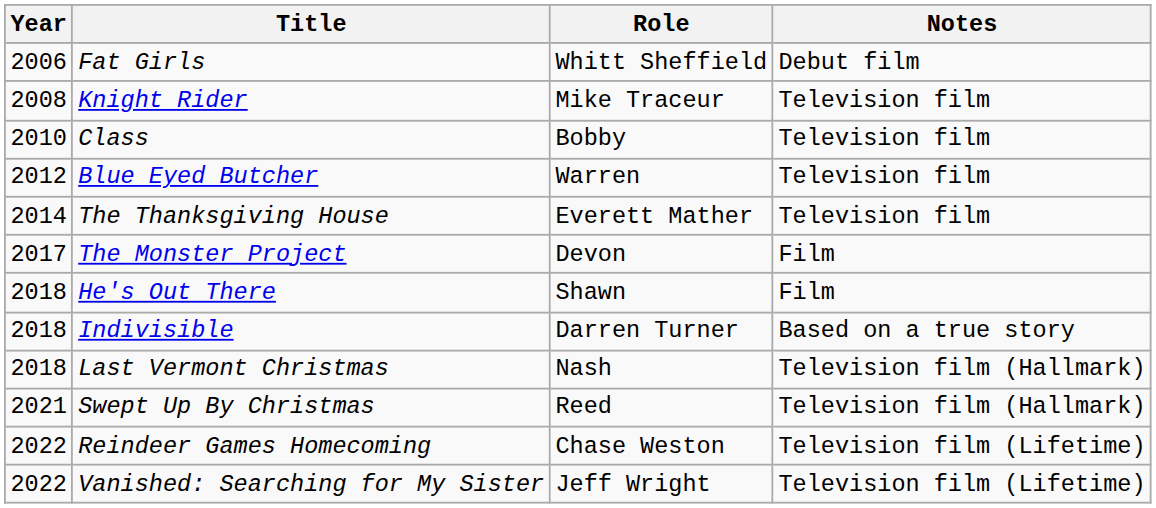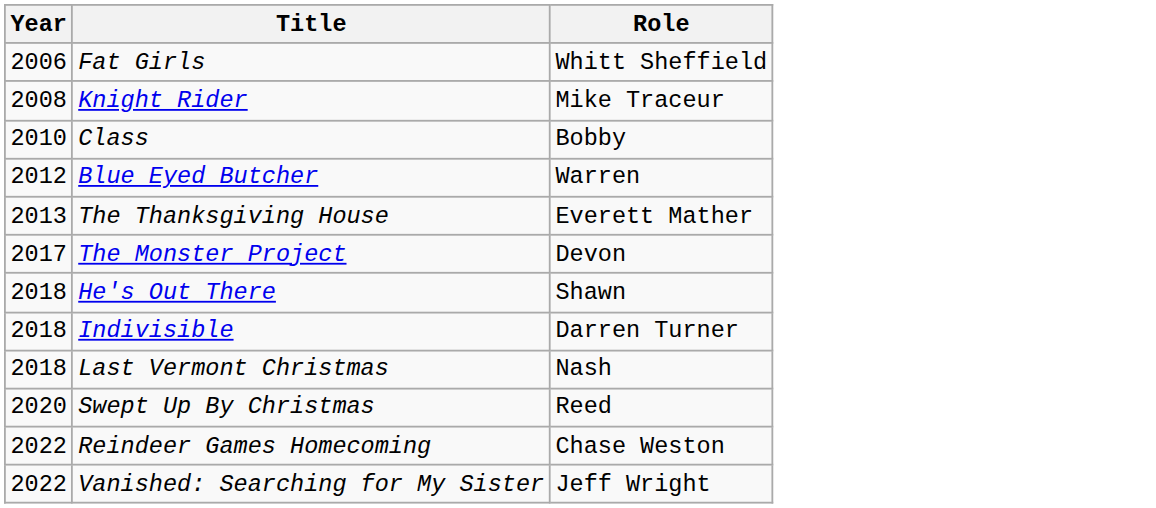- column: (962, 24)
(39, 216) 2014 -> (39, 216) 2013
(39, 408) 2021 -> (39, 408) 2020
